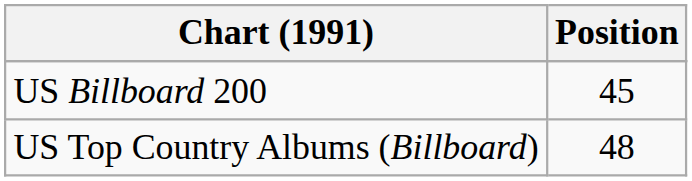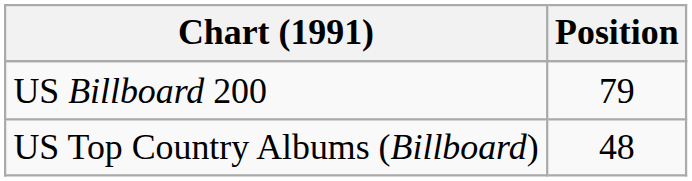(617, 89) 45 -> (617, 89) 79
